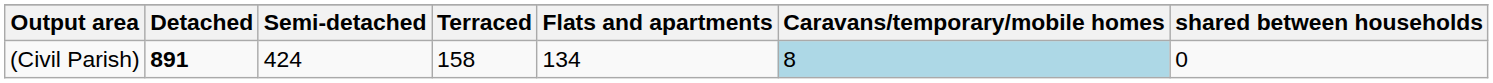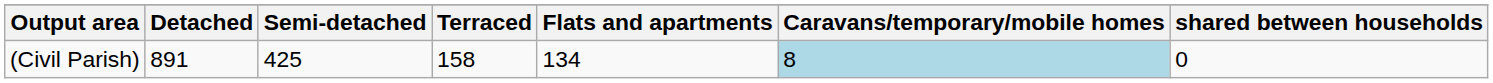(169, 58) bold -> (169, 58) normal
(283, 58) 424 -> (283, 58) 425
